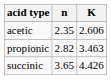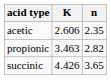columns swapped: (91, 13) <-> (64, 13)
